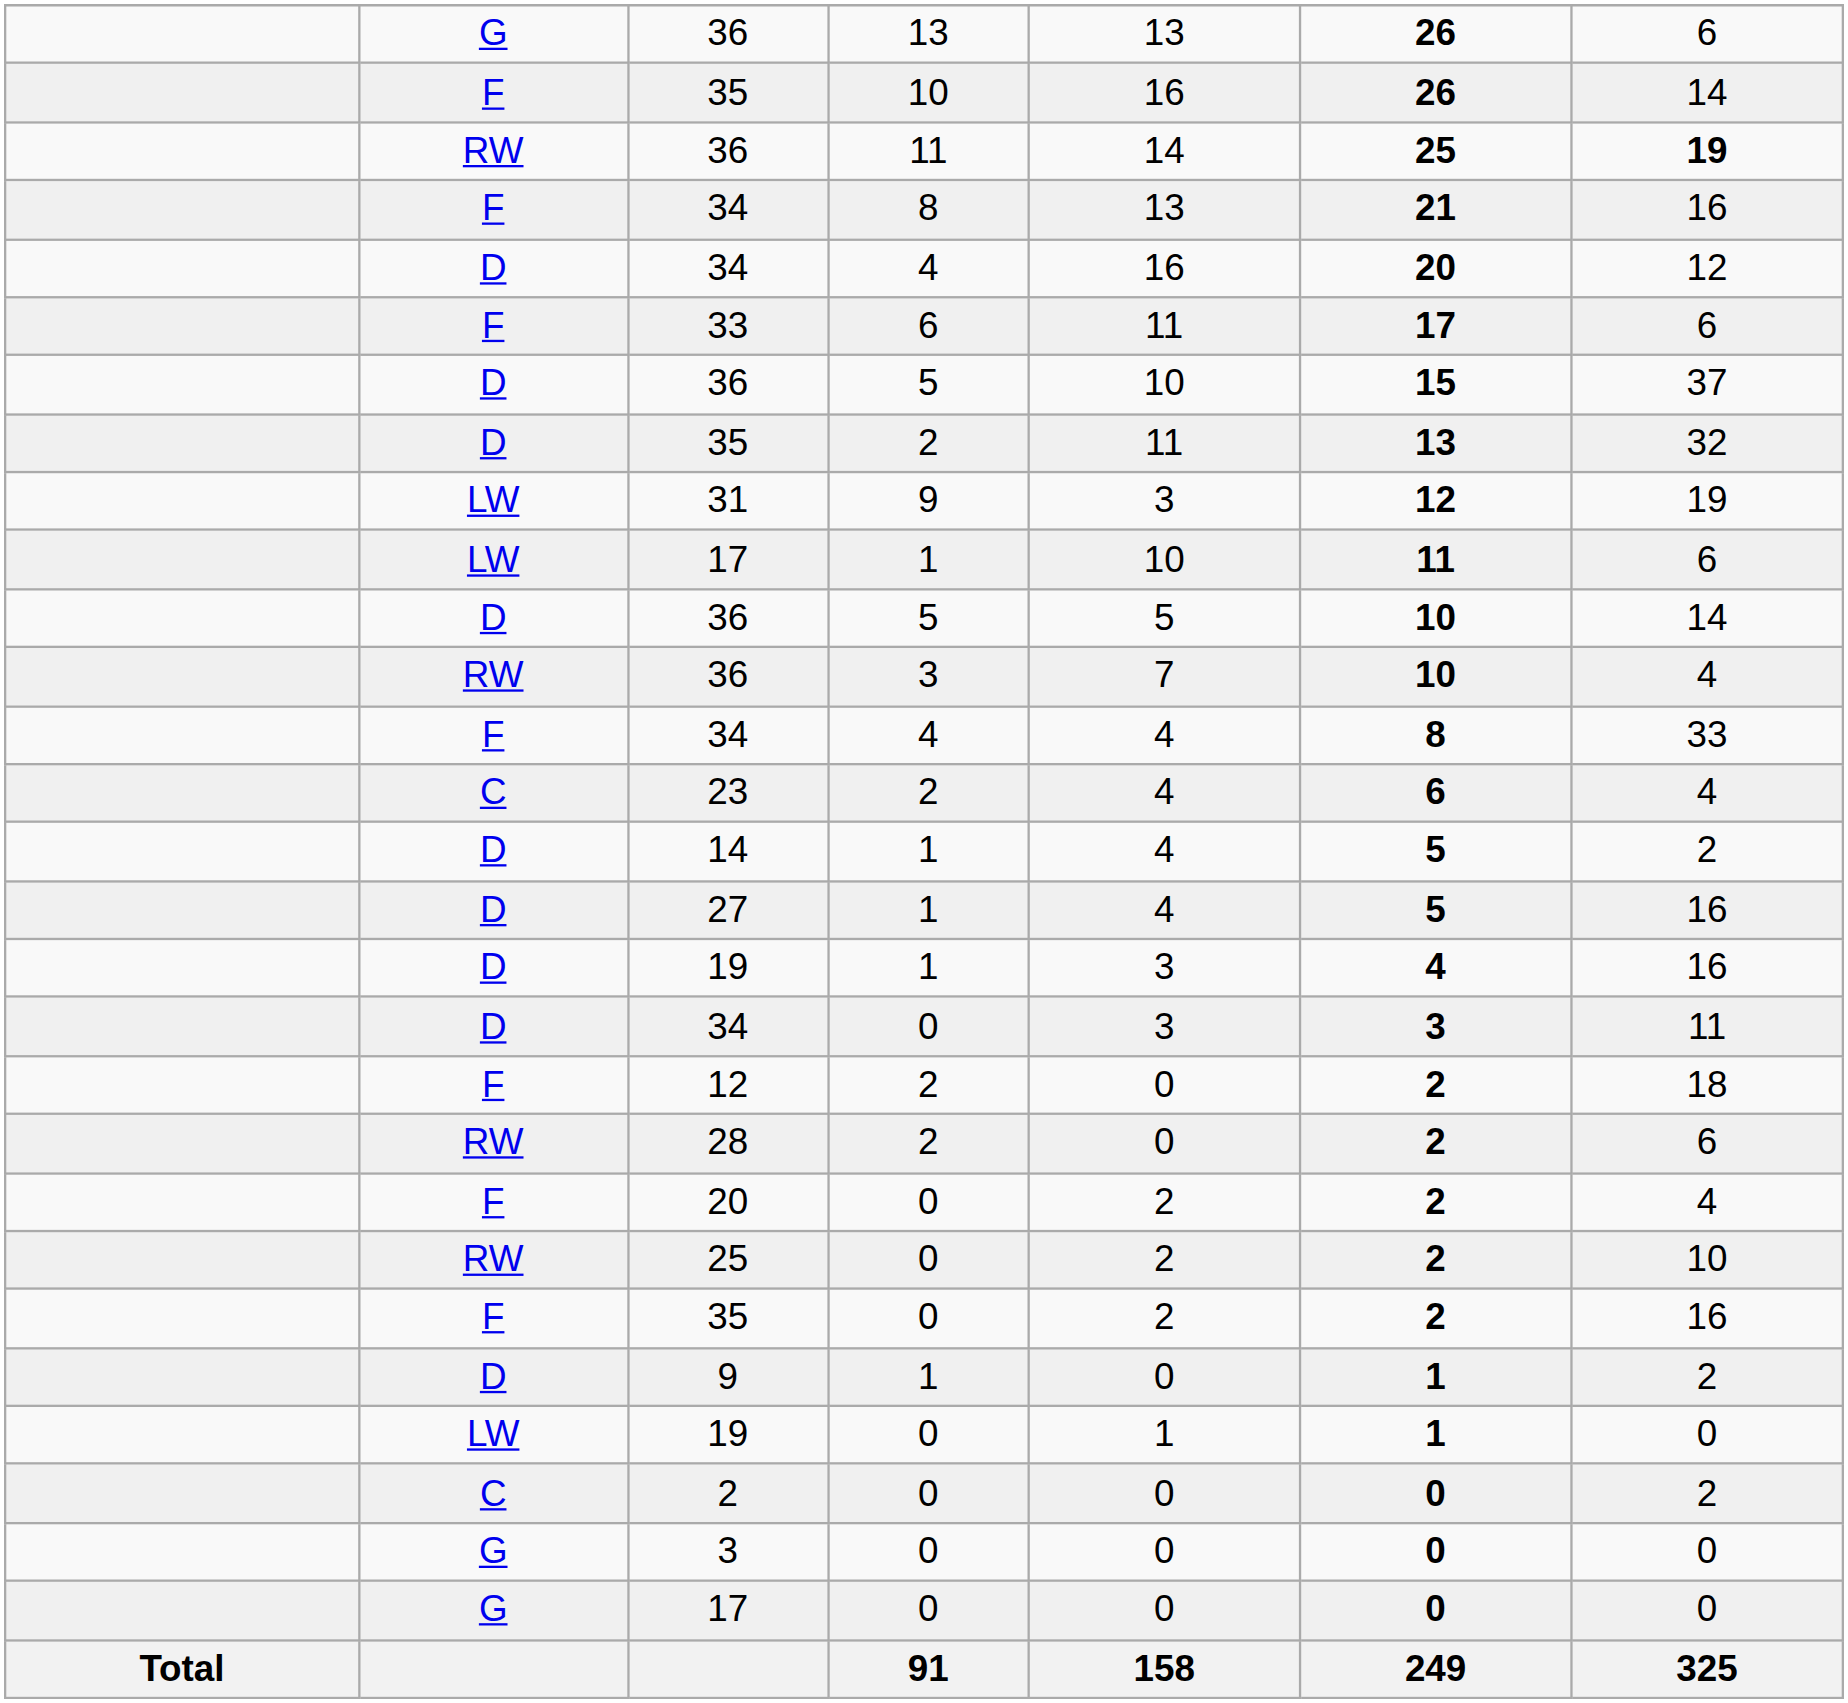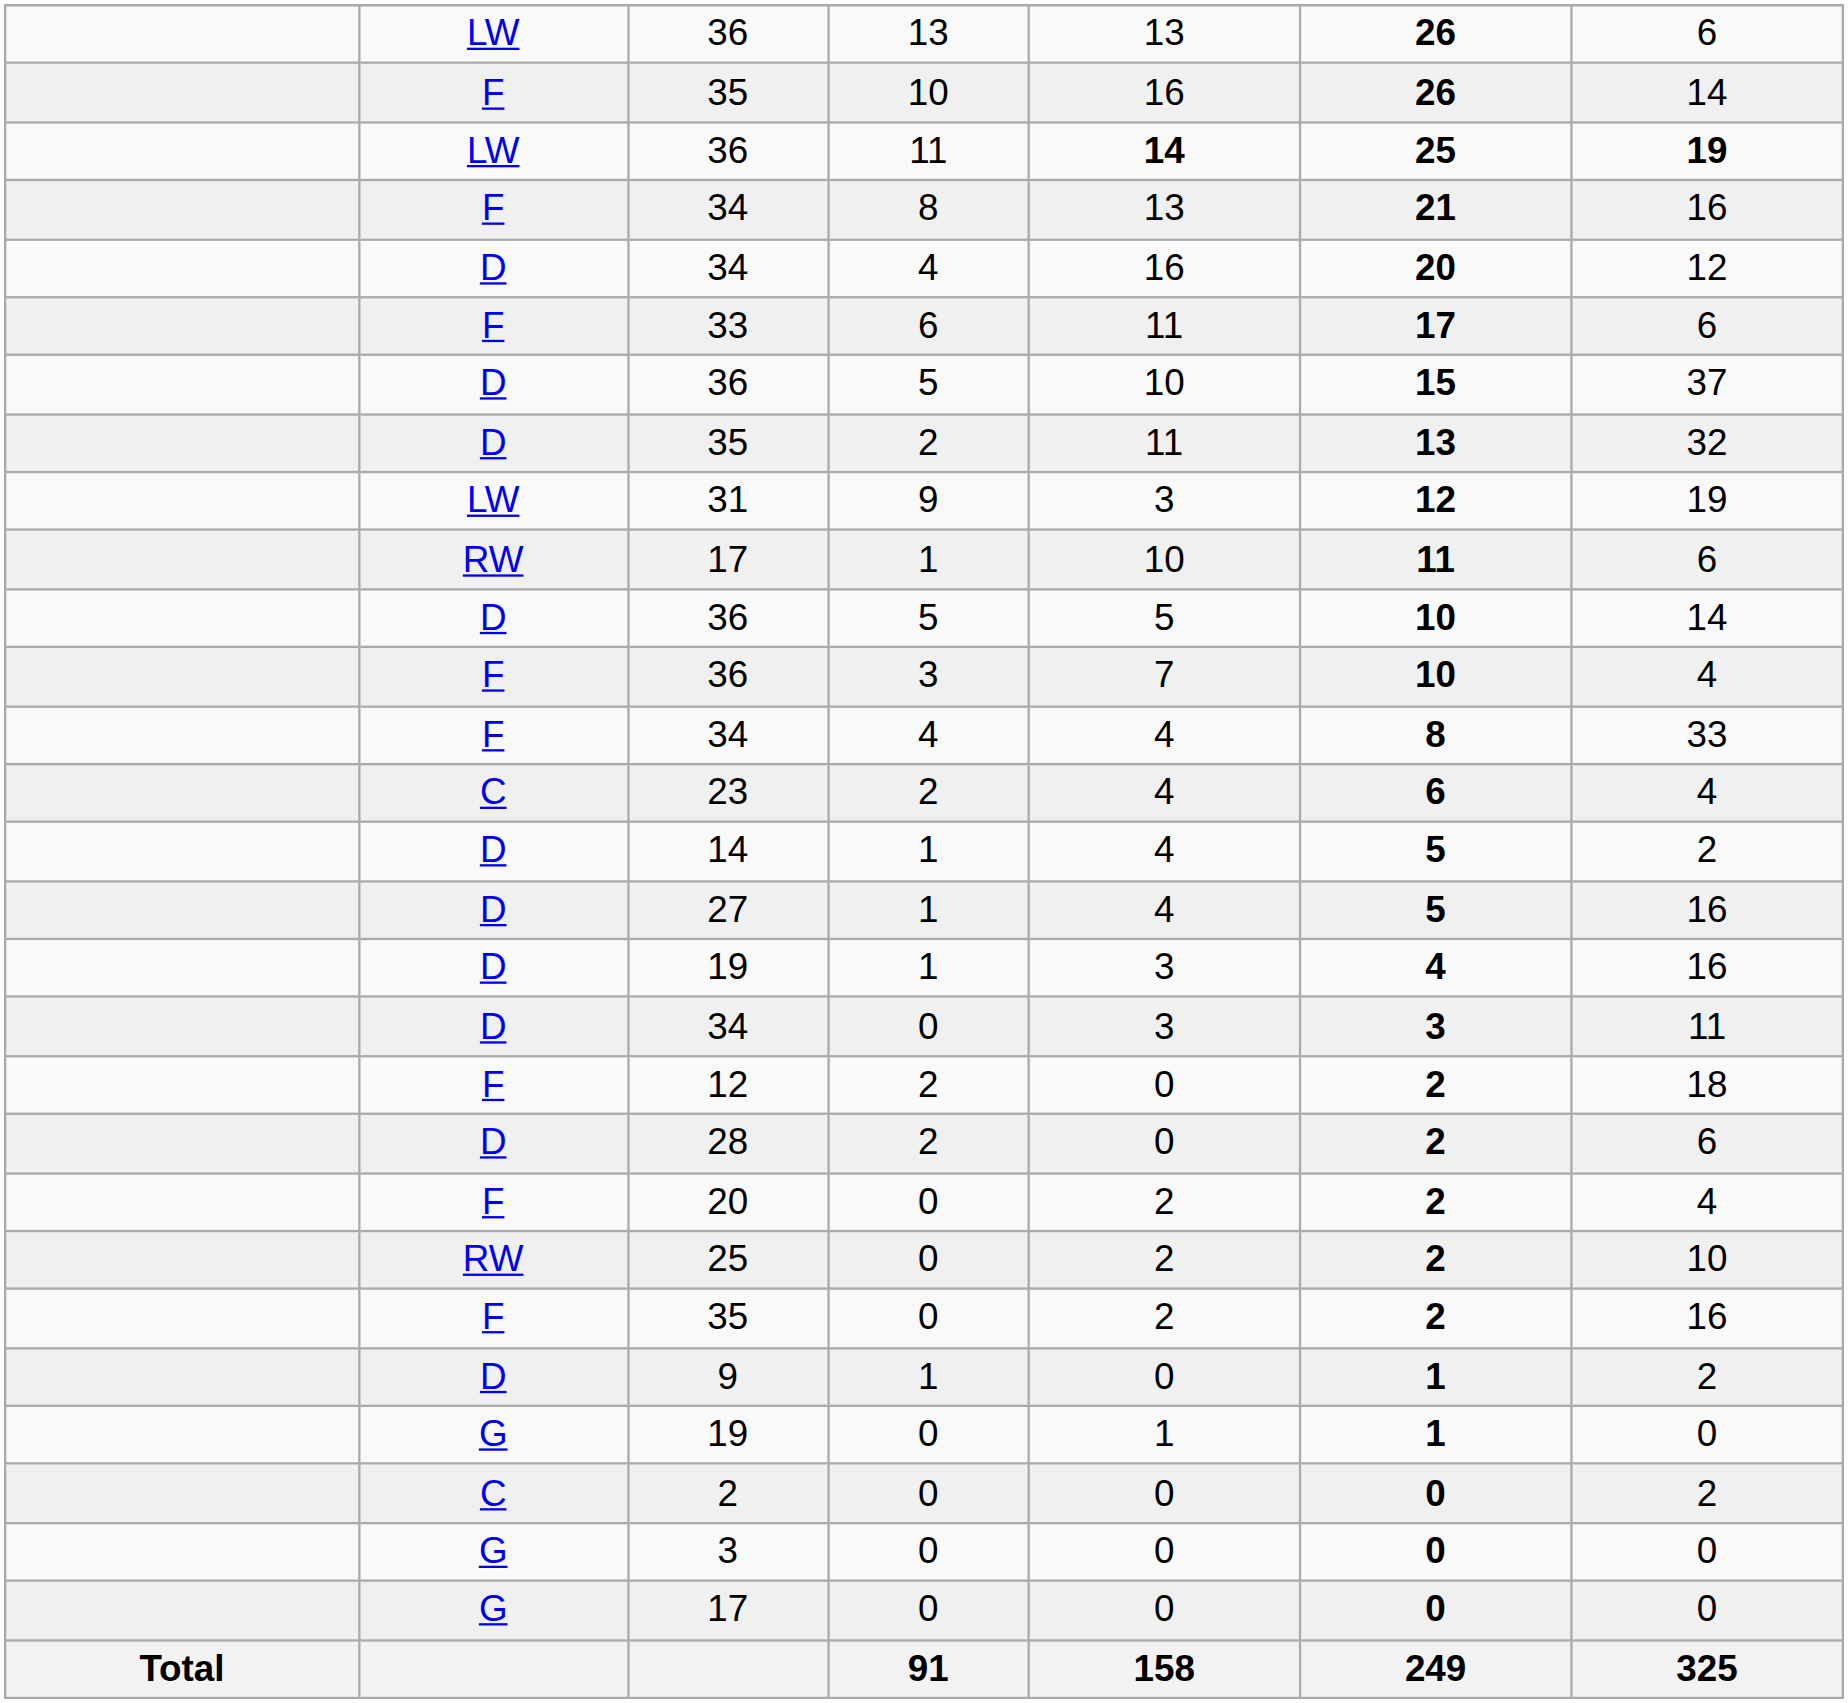(493, 33) G -> (493, 33) LW
(493, 150) RW -> (493, 150) LW
(1164, 150) normal -> (1164, 150) bold
(493, 558) LW -> (493, 558) RW
(493, 675) RW -> (493, 675) F
(493, 1142) RW -> (493, 1142) D
(493, 1434) LW -> (493, 1434) G
